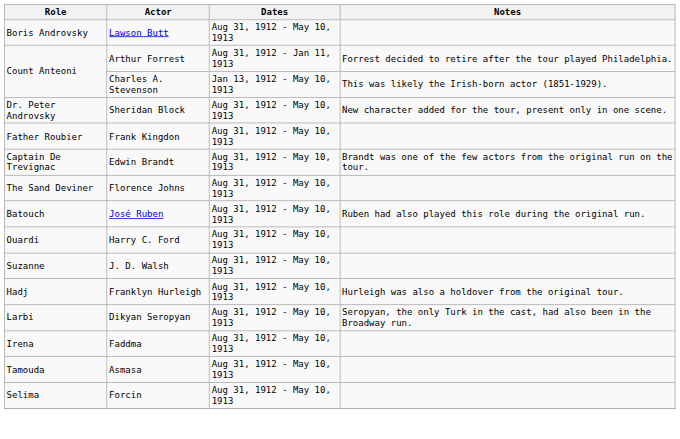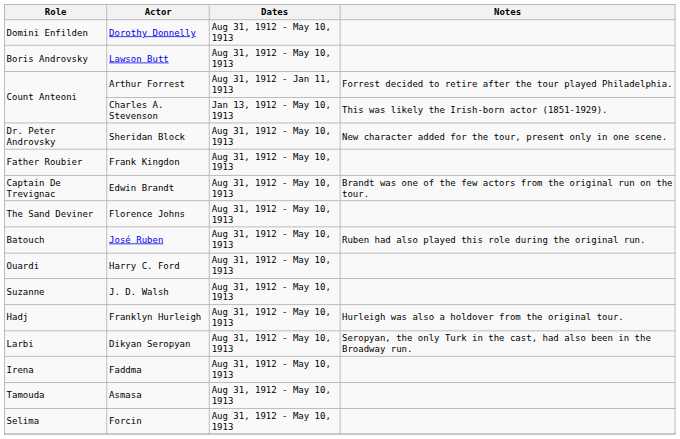+ row: (152, 32)
